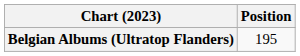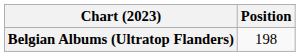(266, 39) 195 -> (266, 39) 198
